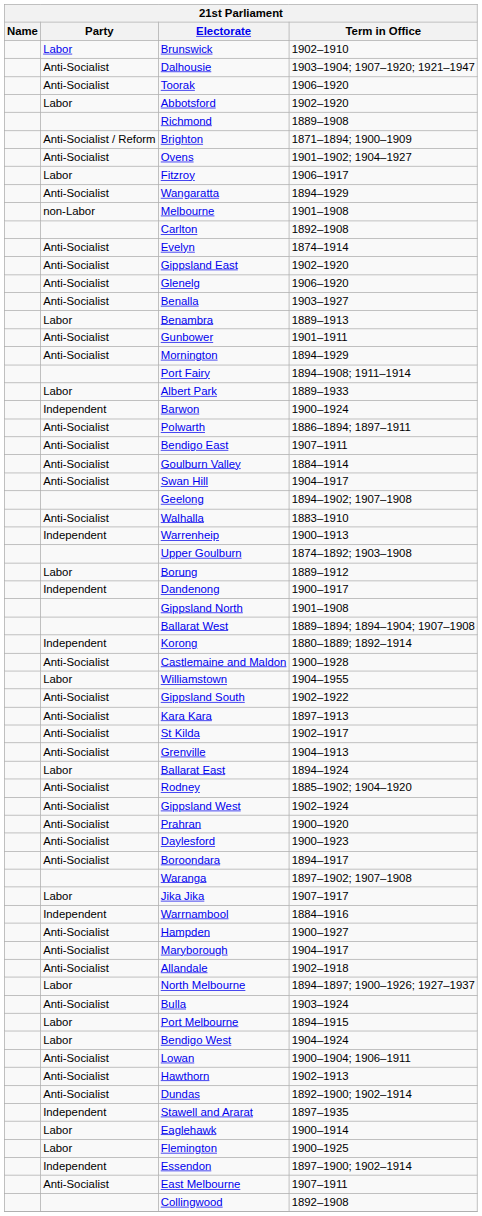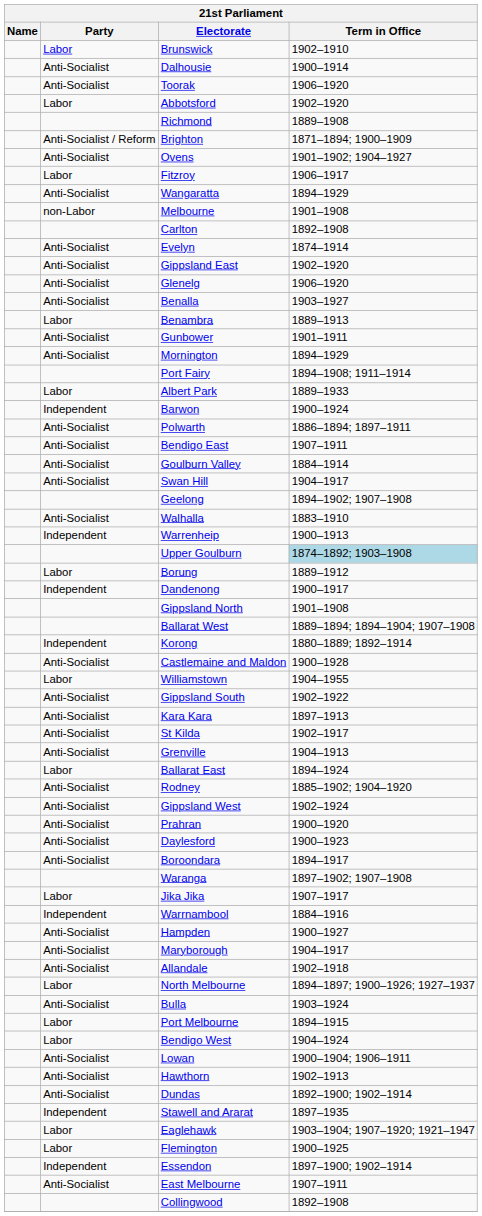(383, 67) 1903–1904; 1907–1920; 1921–1947 -> (320, 67) 1900–1914
(352, 553) no background -> (352, 553) lightblue background
(320, 1130) 1900–1914 -> (383, 1130) 1903–1904; 1907–1920; 1921–1947
